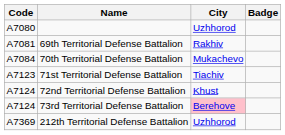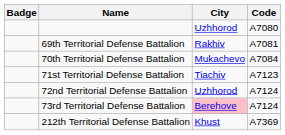columns swapped: (263, 12) <-> (21, 12)
(206, 91) Khust -> (216, 91) Uzhhorod
(214, 122) Uzhhorod -> (207, 122) Khust
